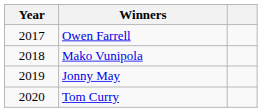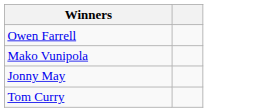- column: (32, 14)
